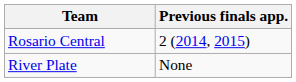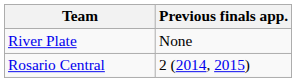rows swapped: (42, 65) <-> (56, 41)
